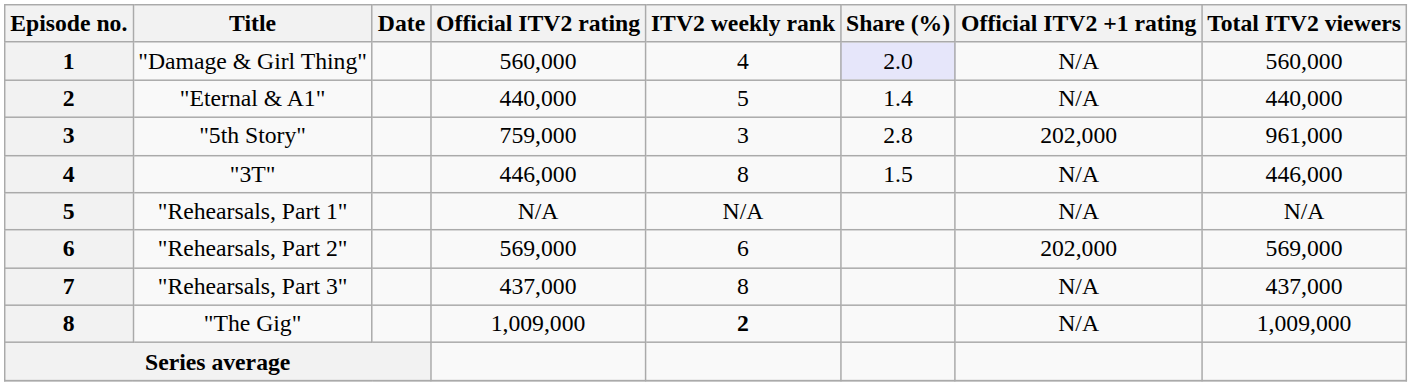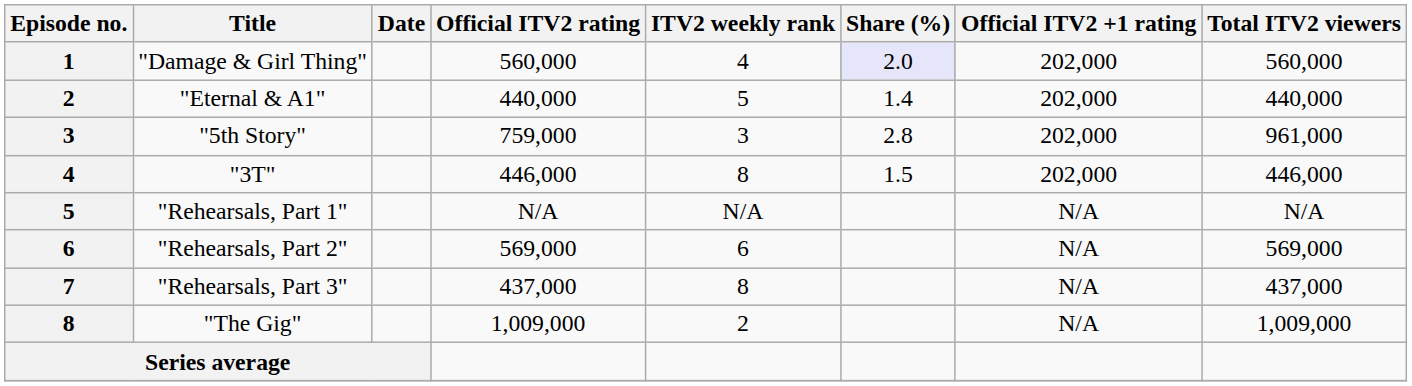(1079, 60) N/A -> (1079, 60) 202,000
(1079, 98) N/A -> (1079, 98) 202,000
(1079, 173) N/A -> (1079, 173) 202,000
(1079, 248) 202,000 -> (1079, 248) N/A
(743, 323) bold -> (743, 323) normal
